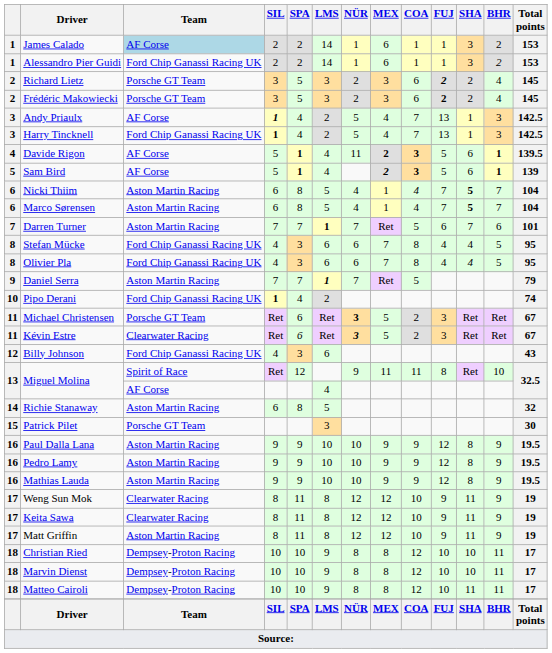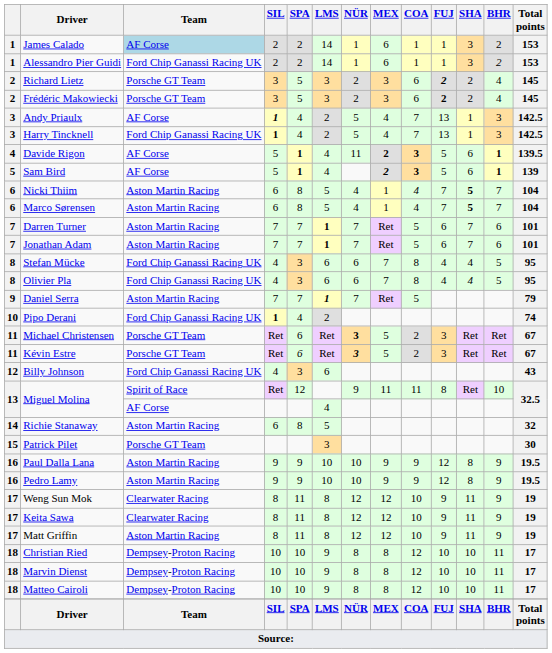+ row: (57, 244)
(167, 335) Clearwater Racing -> (166, 353) Porsche GT Team
- row: (56, 480)
(470, 589) 11 -> (470, 589) 10
